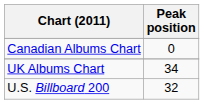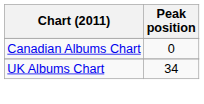- row: (58, 88)
